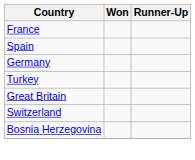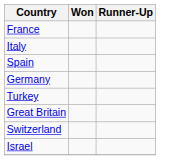+ row: (16, 46)
- row: (54, 130)
+ row: (20, 146)
